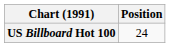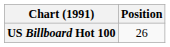(142, 33) 24 -> (142, 33) 26
